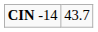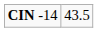(77, 15) 43.7 -> (77, 15) 43.5
